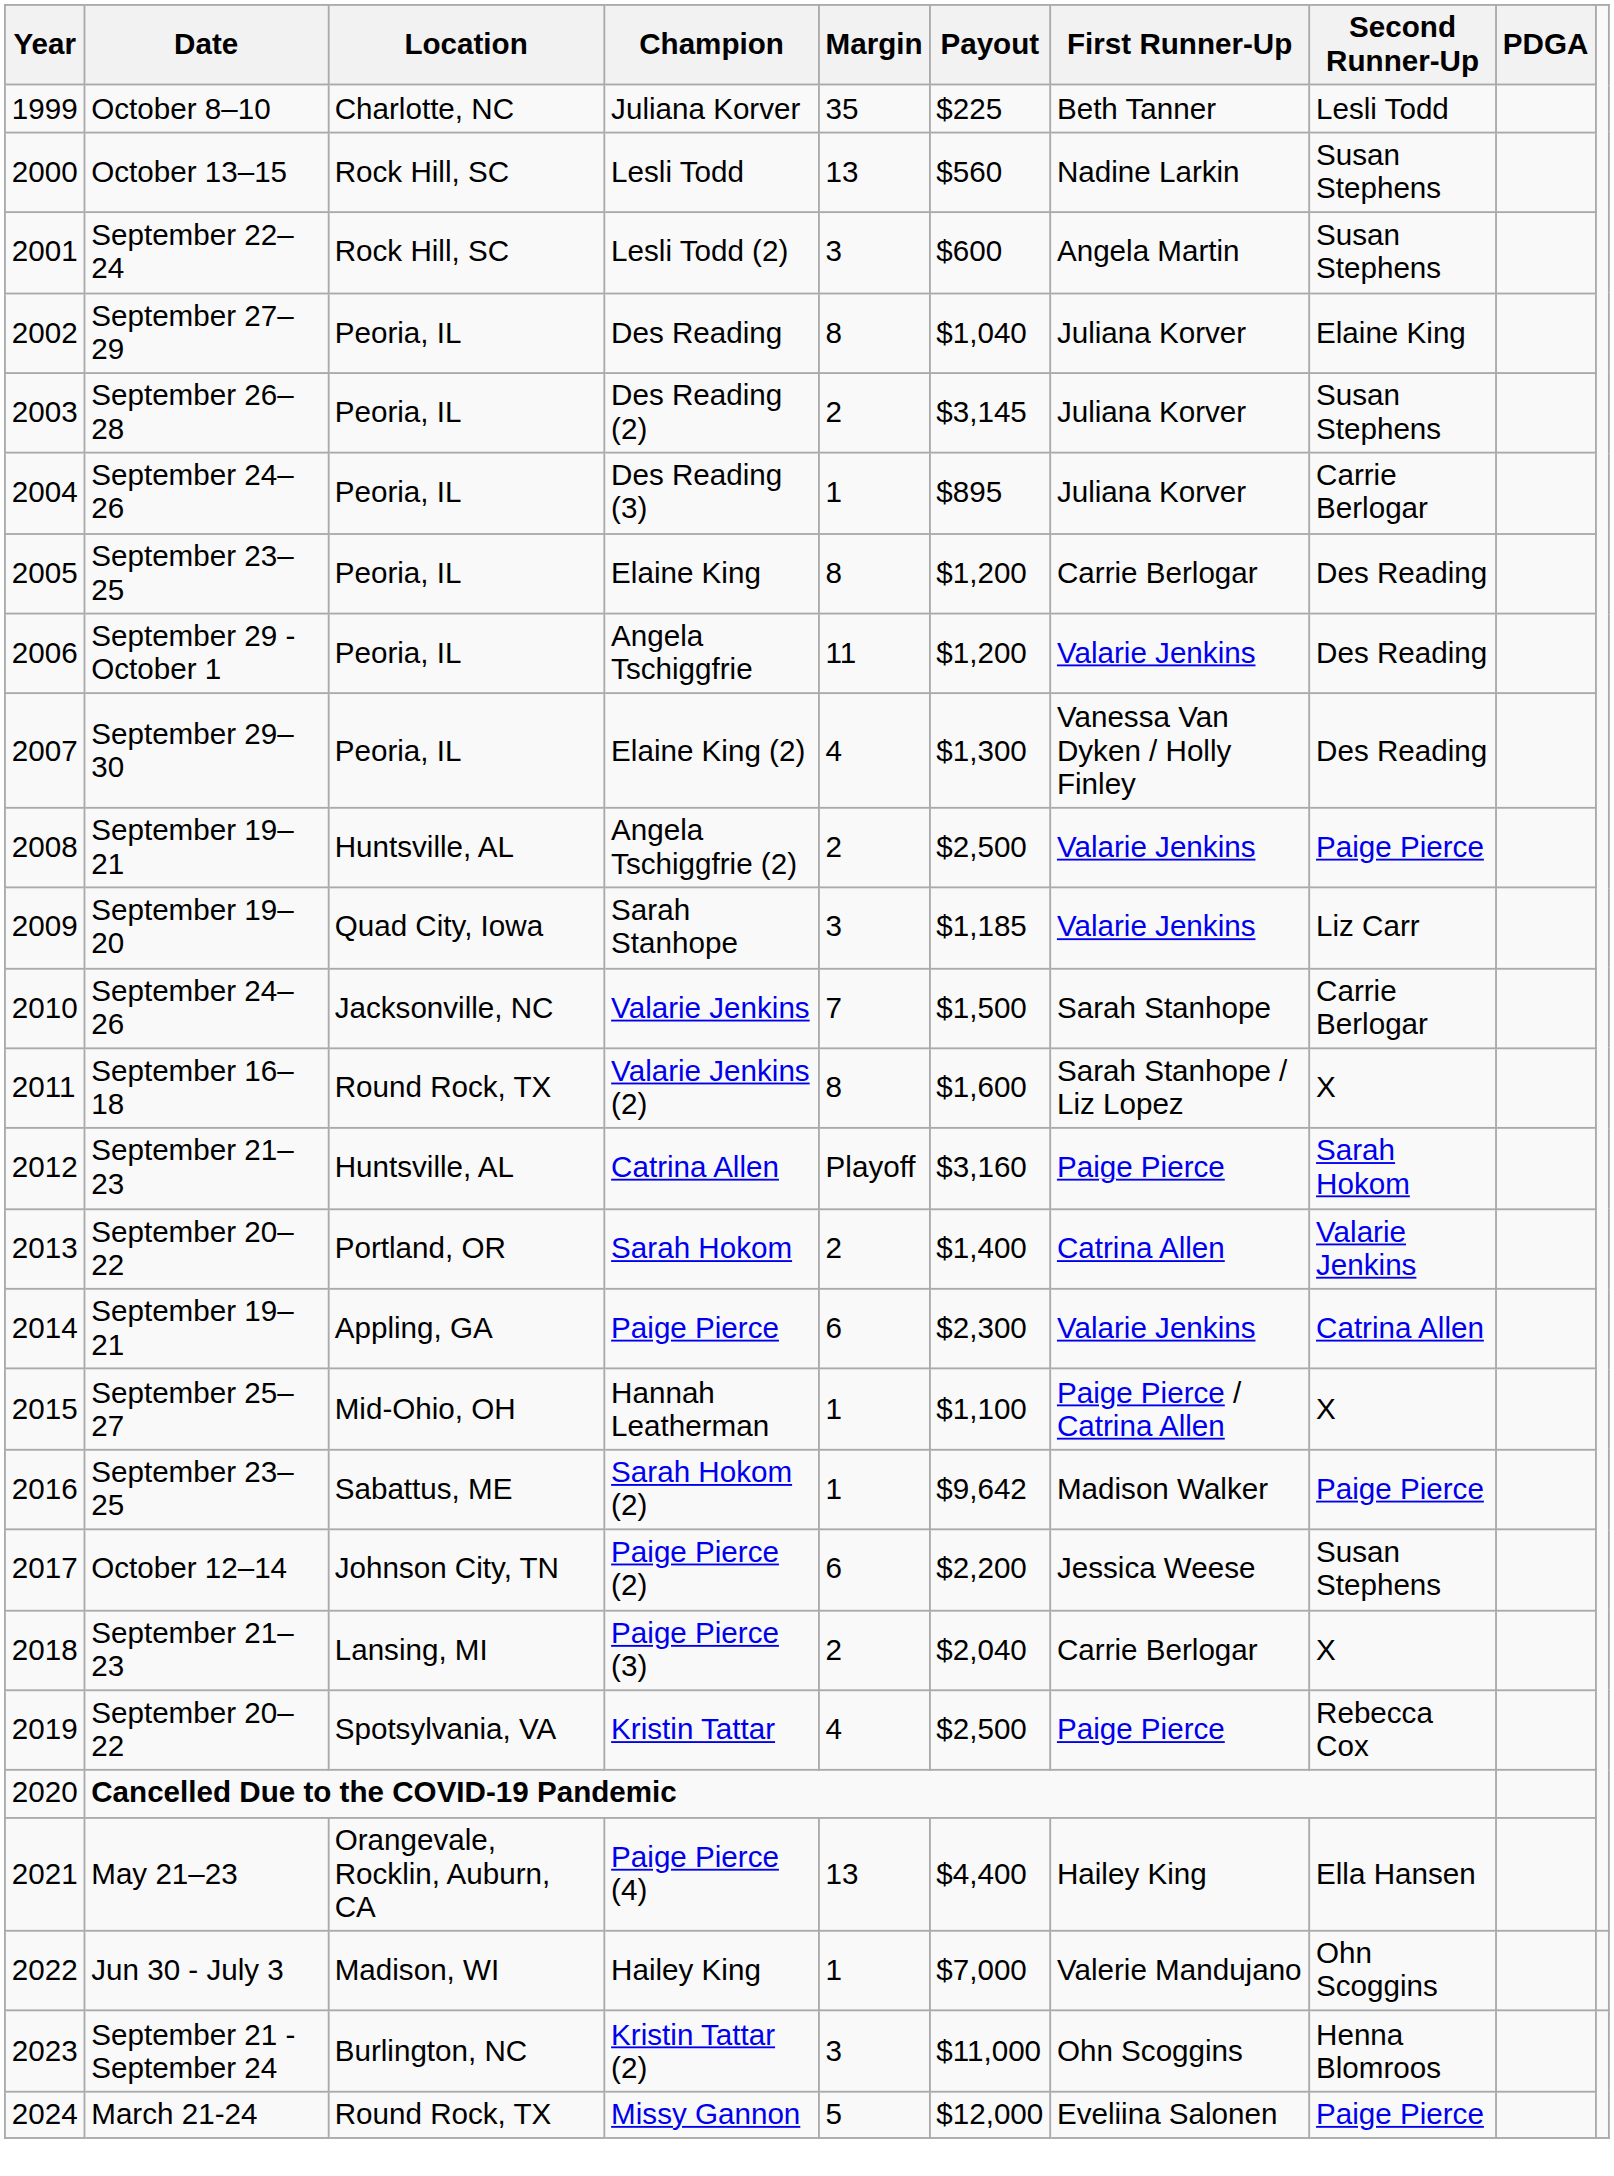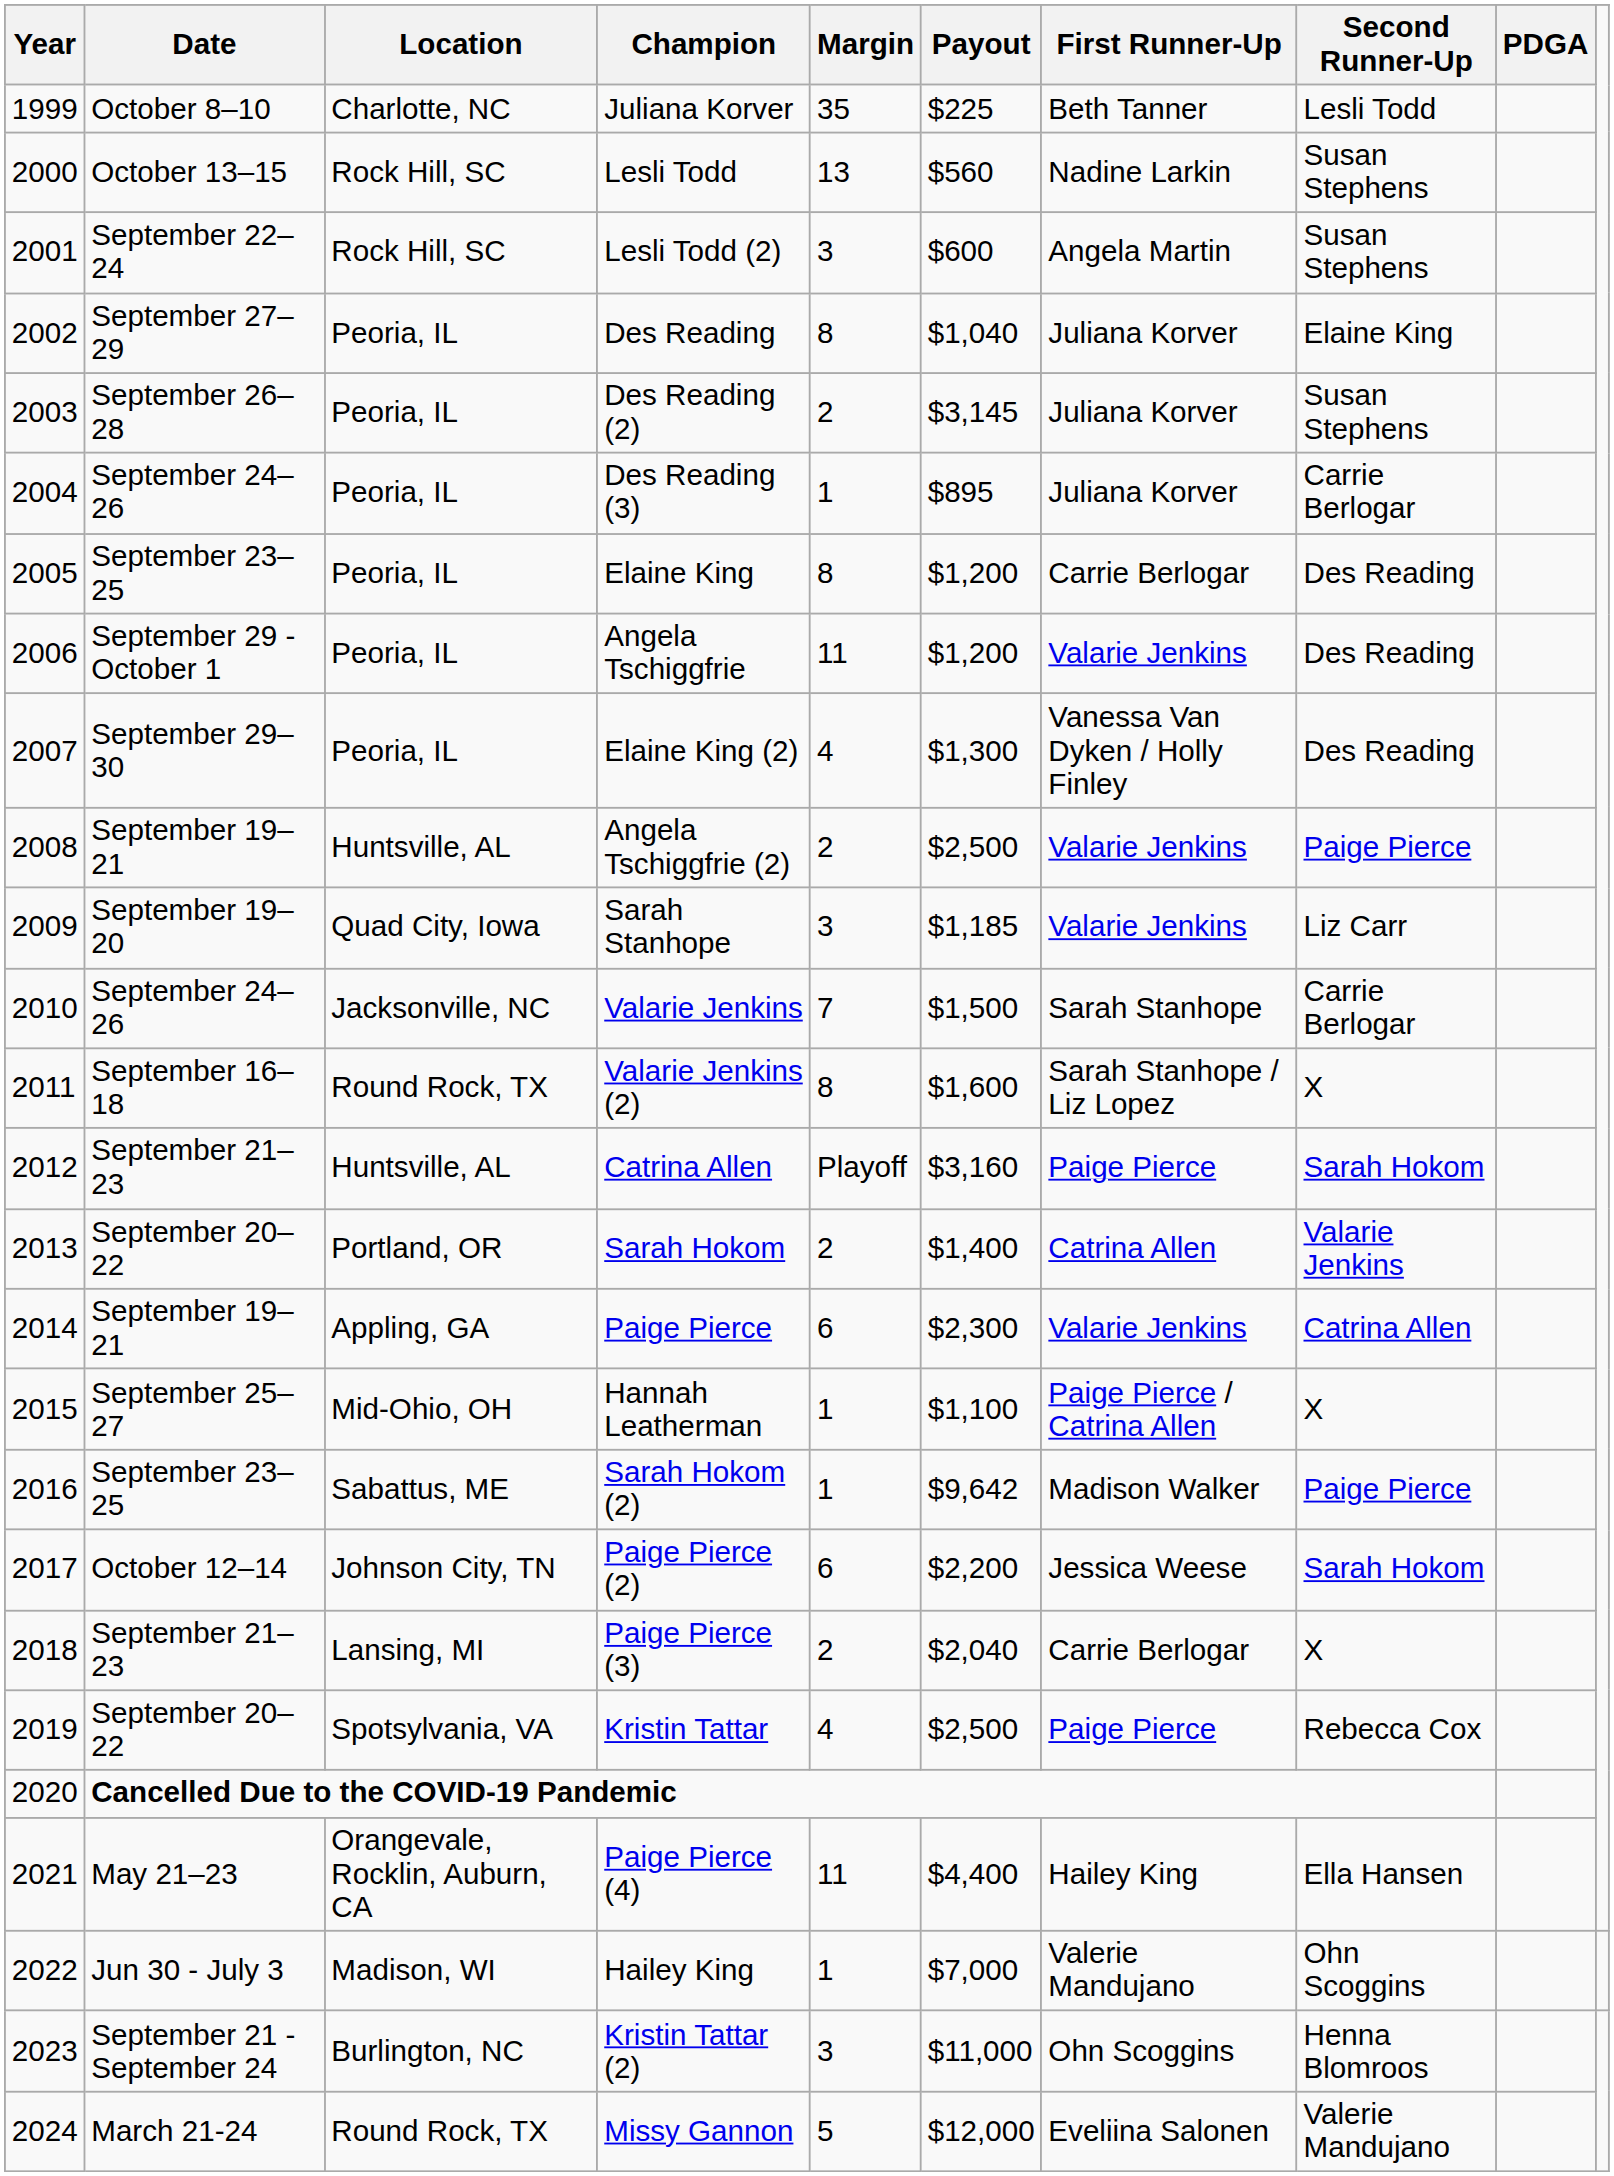(1379, 1569) Susan Stephens -> (1394, 1569) Sarah Hokom
(842, 1873) 13 -> (832, 1873) 11
(1400, 2114) Paige Pierce -> (1377, 2130) Valerie Mandujano
